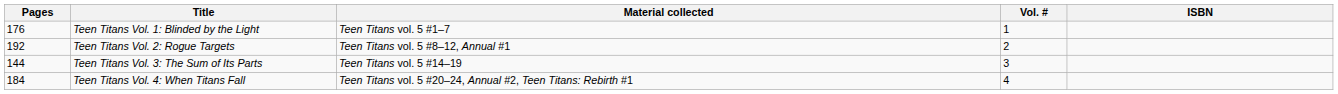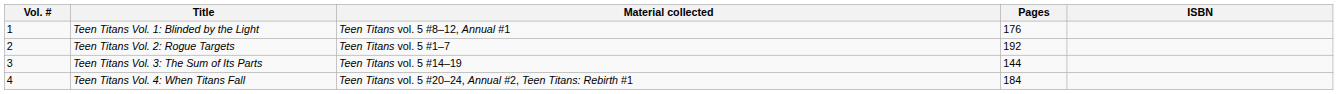columns swapped: (1034, 13) <-> (38, 13)
(394, 30) Teen Titans vol. 5 #1–7 -> (425, 30) Teen Titans vol. 5 #8–12, Annual #1
(425, 47) Teen Titans vol. 5 #8–12, Annual #1 -> (394, 47) Teen Titans vol. 5 #1–7
